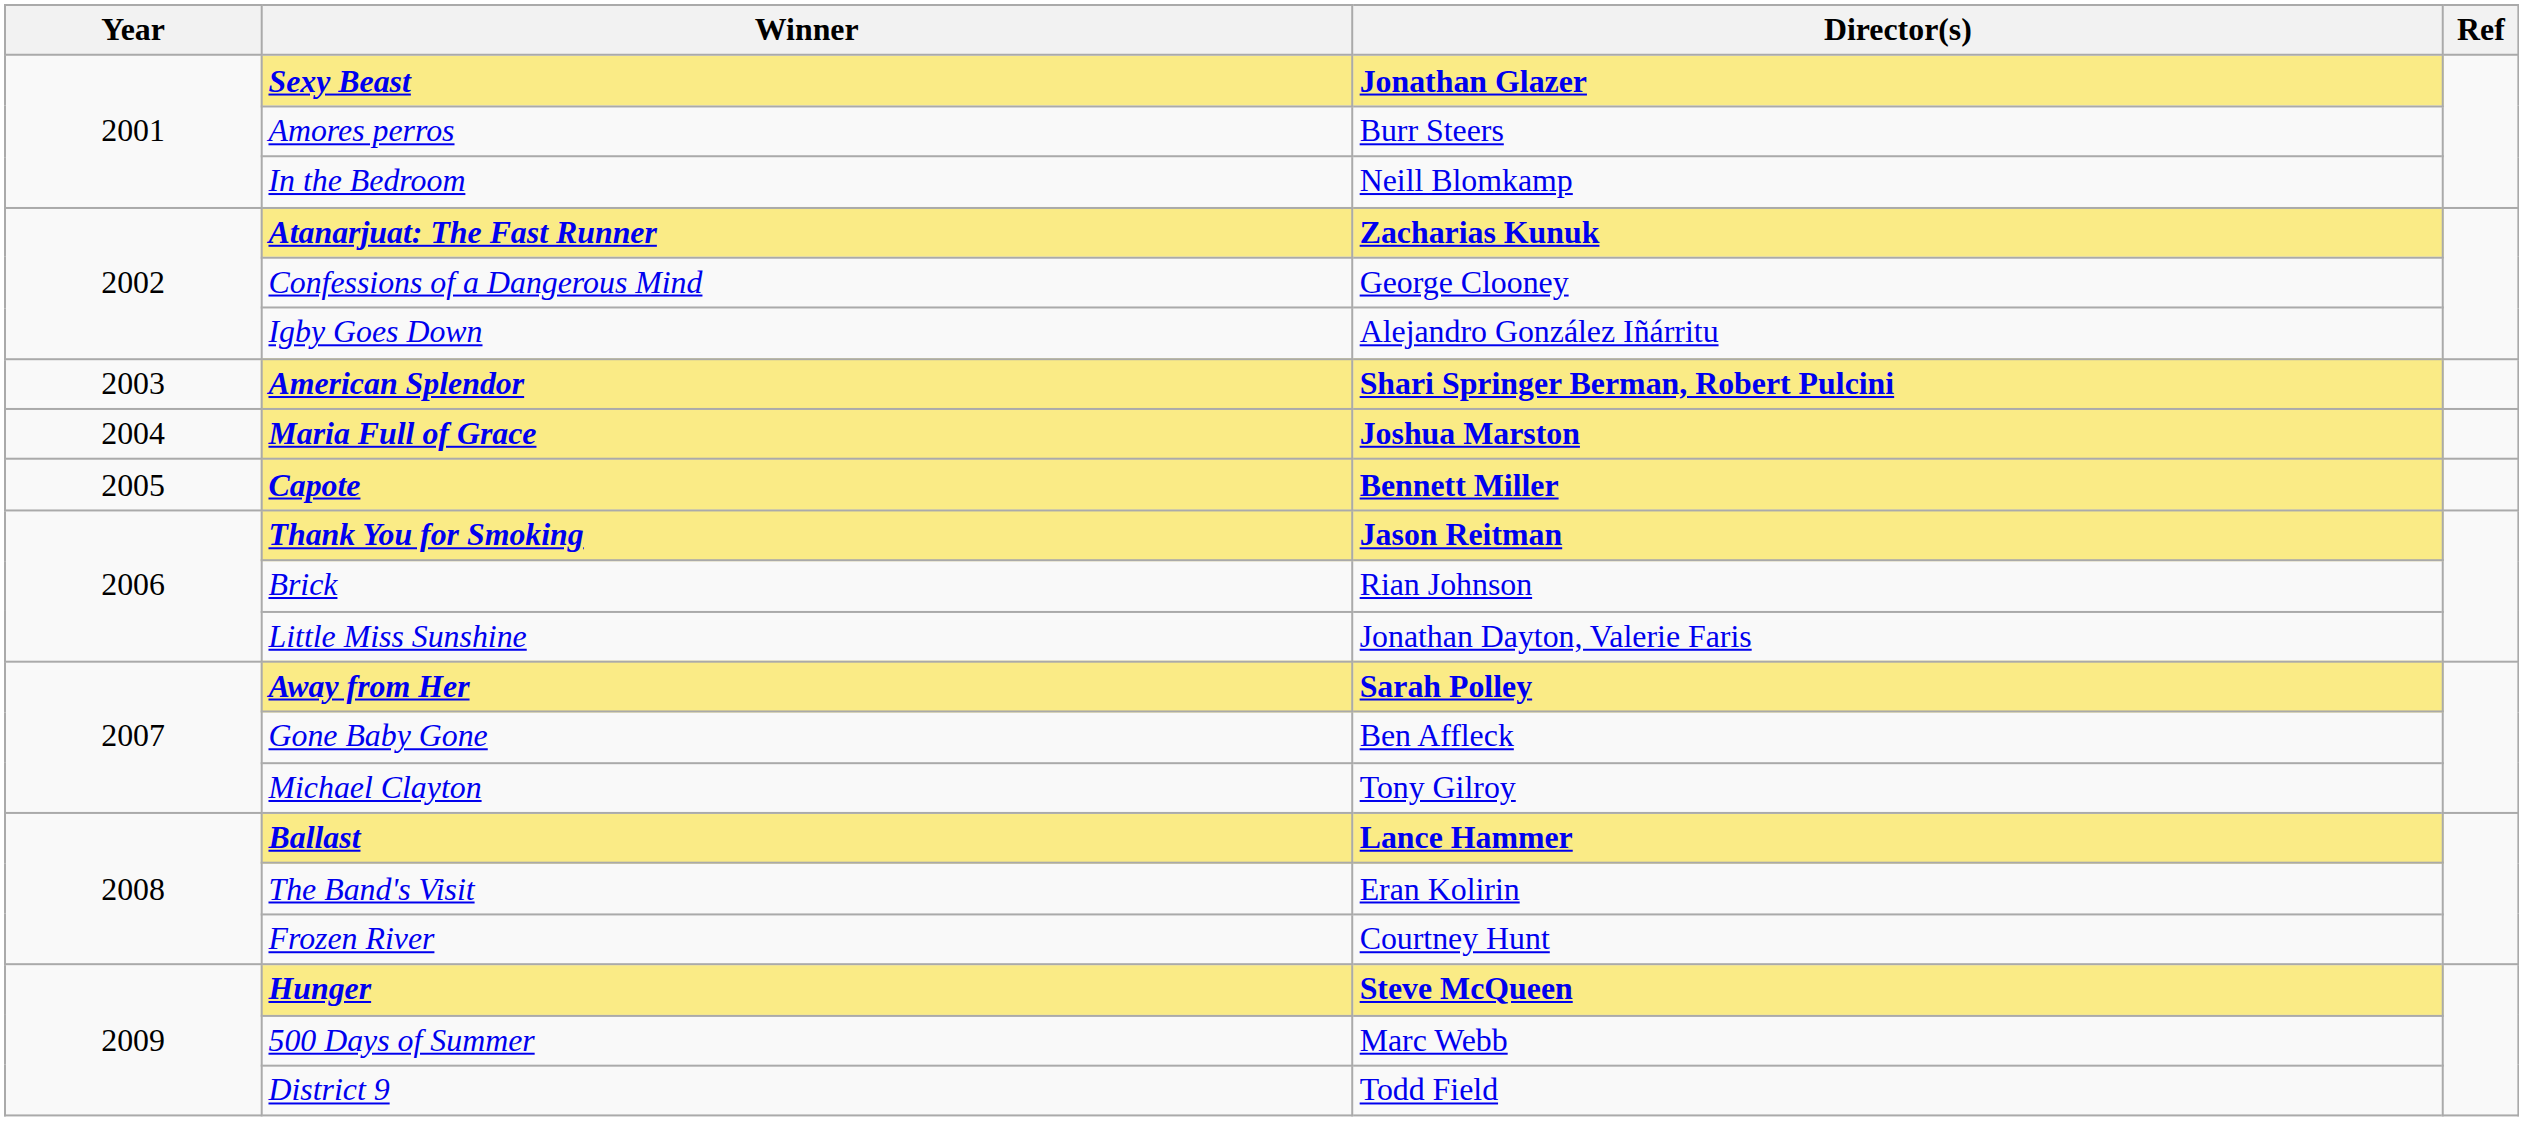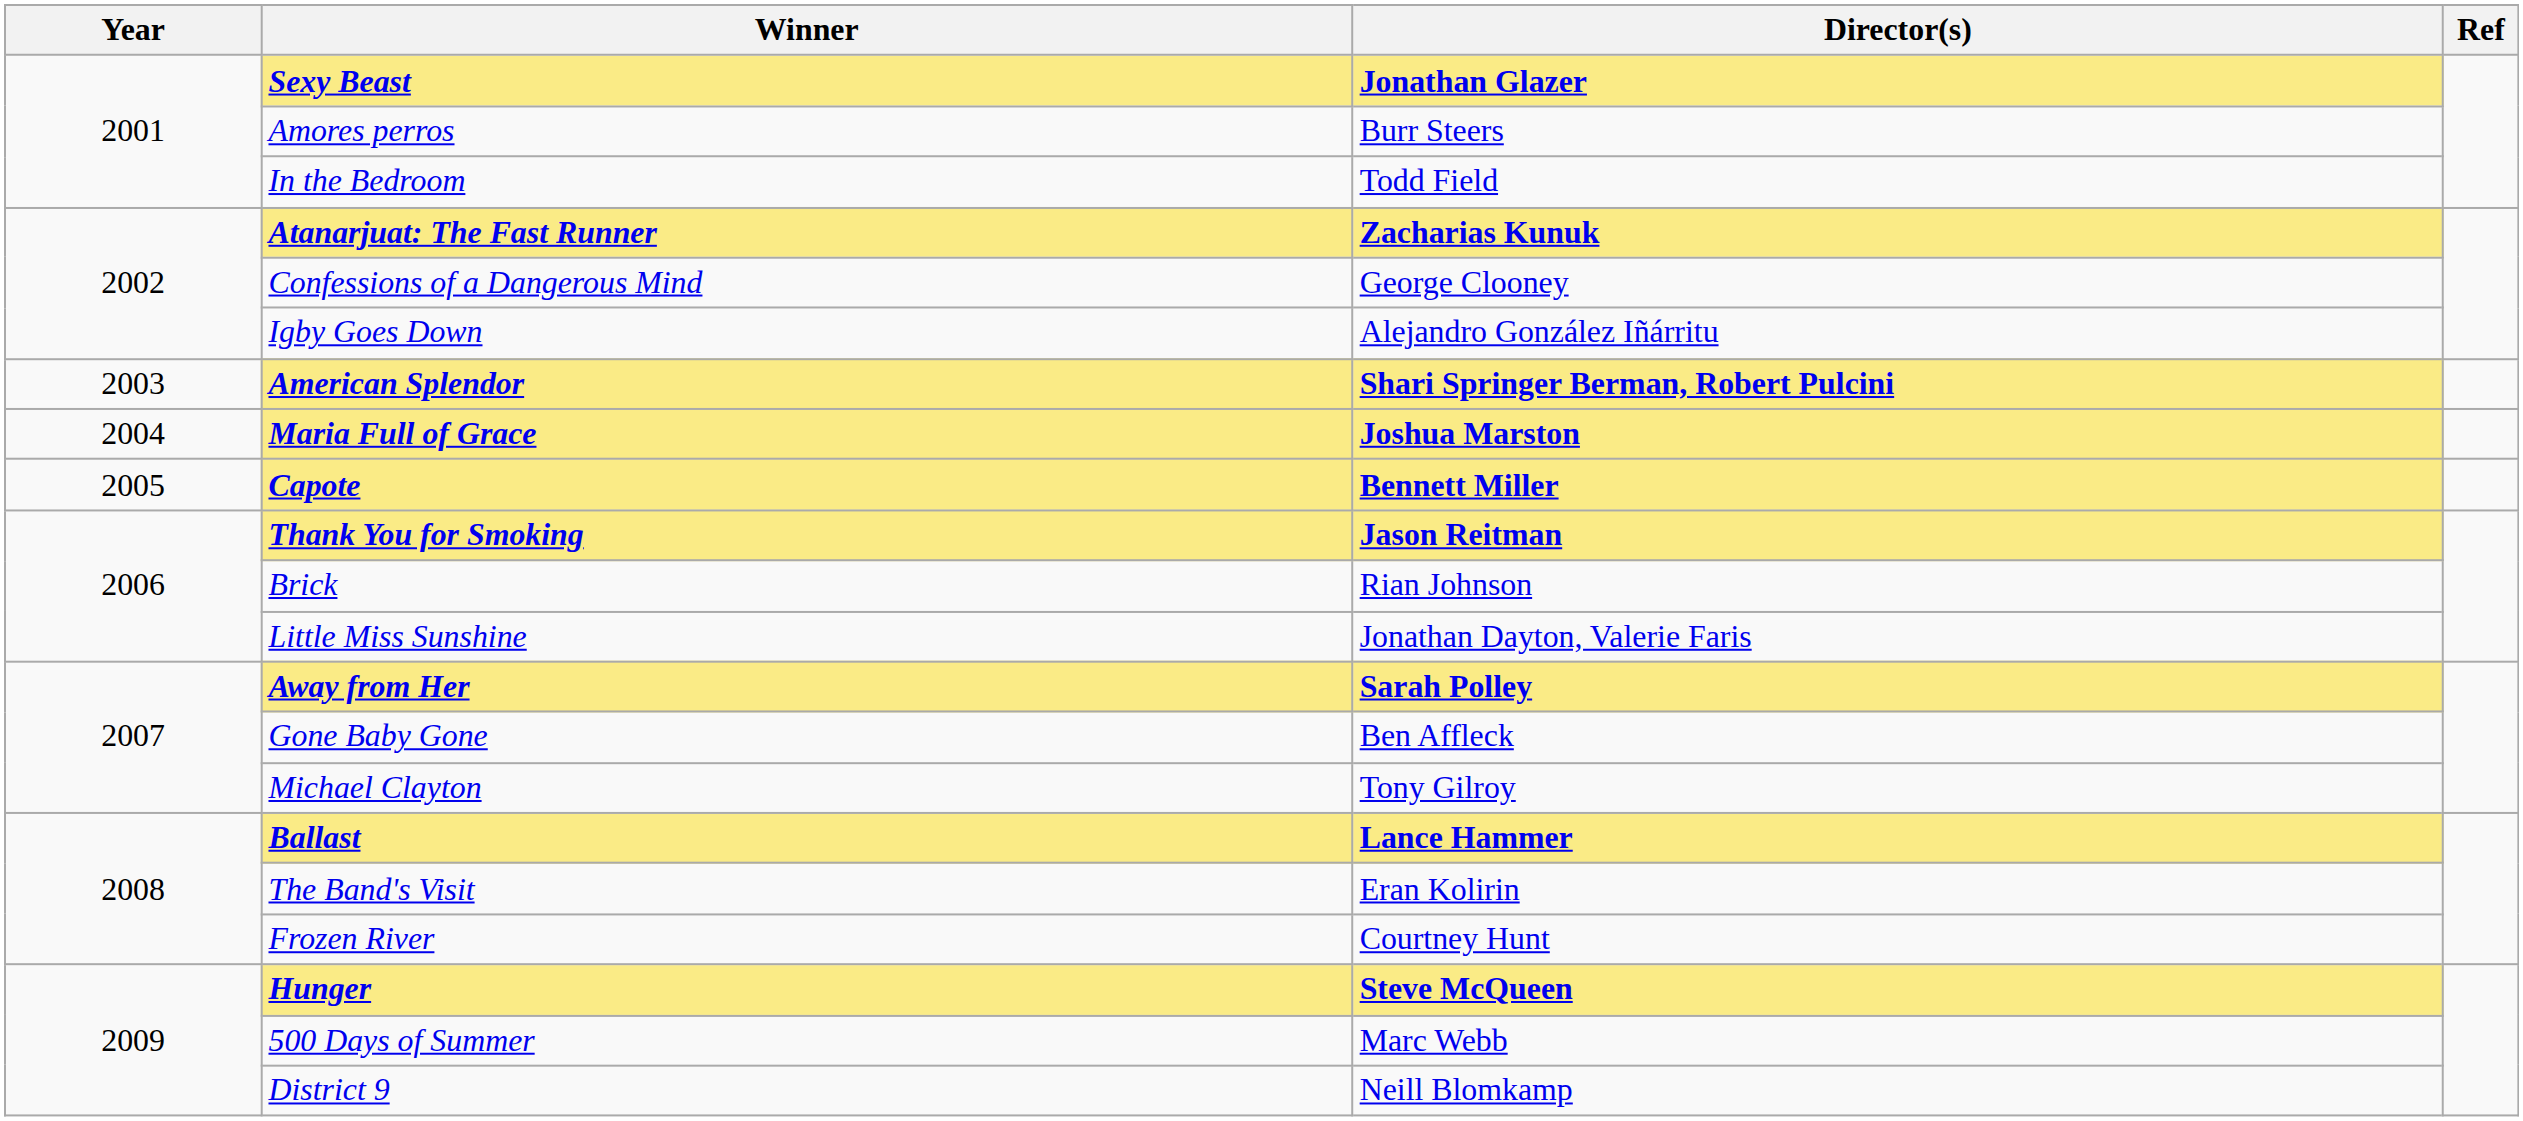(1466, 181) Neill Blomkamp -> (1429, 181) Todd Field
(1429, 1090) Todd Field -> (1466, 1090) Neill Blomkamp
